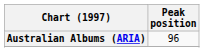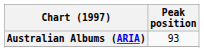(173, 39) 96 -> (173, 39) 93
